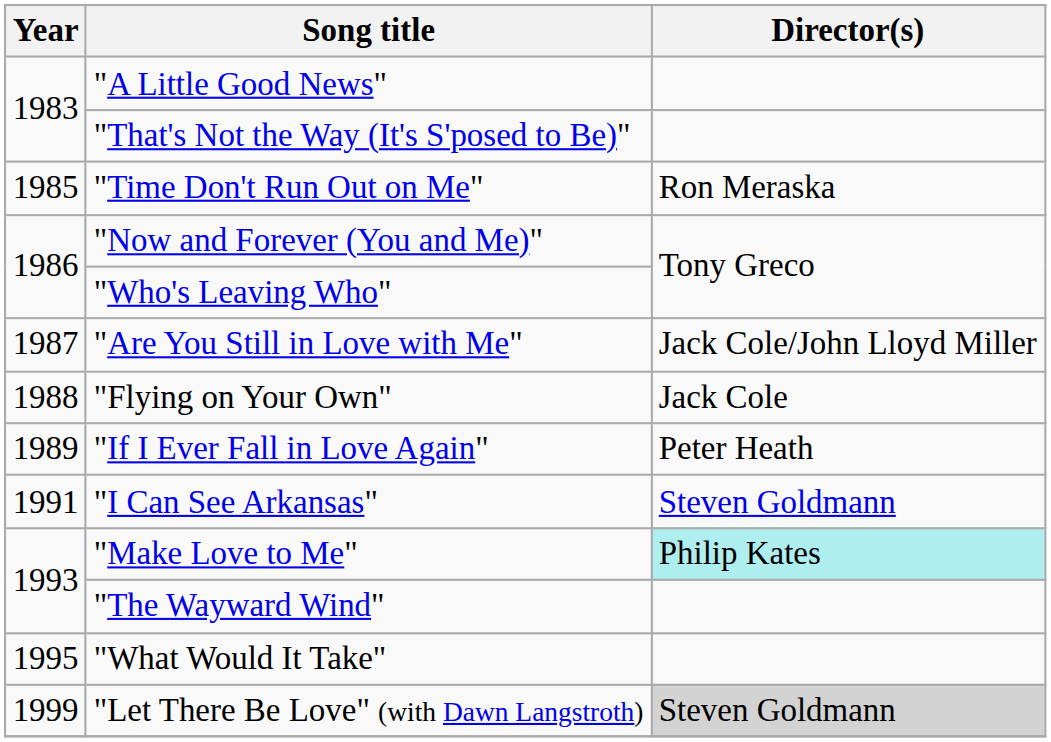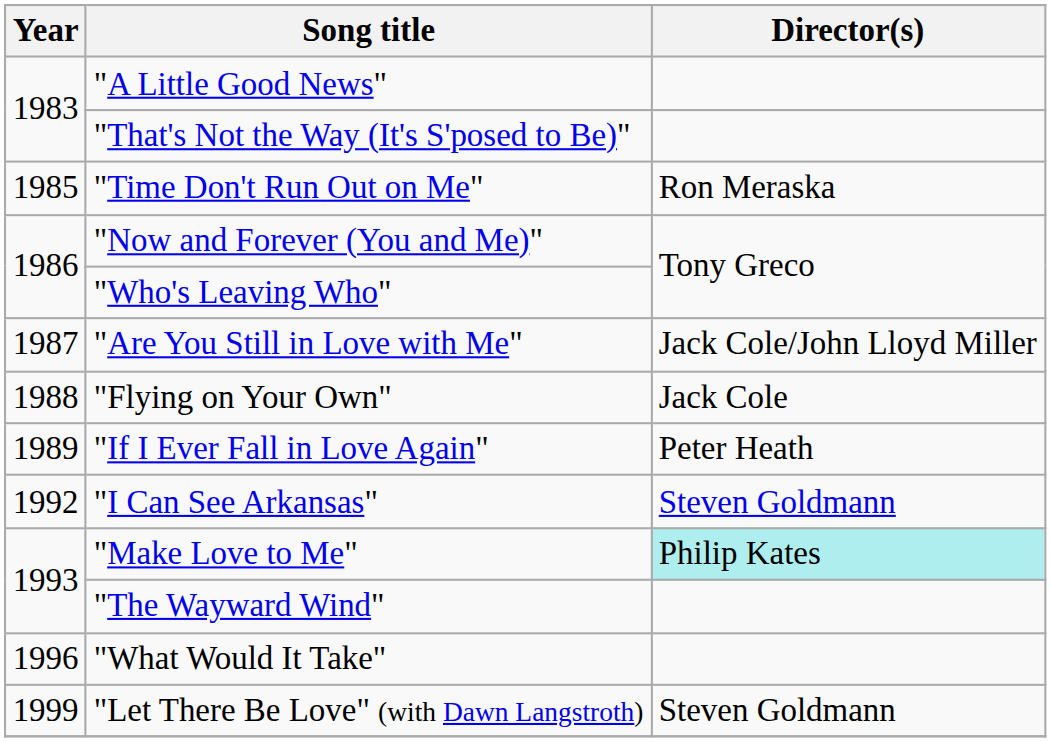(46, 501) 1991 -> (46, 501) 1992
(46, 657) 1995 -> (46, 657) 1996
(777, 710) lightgrey background -> (777, 710) no background
